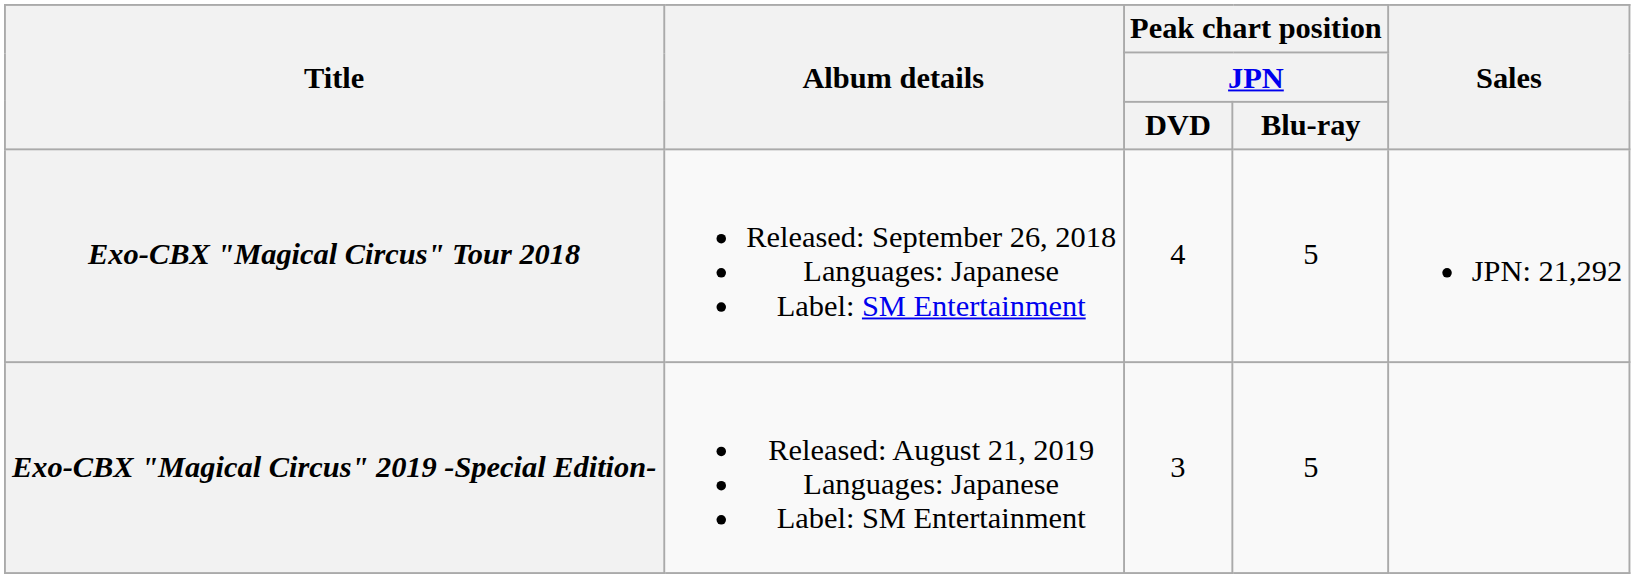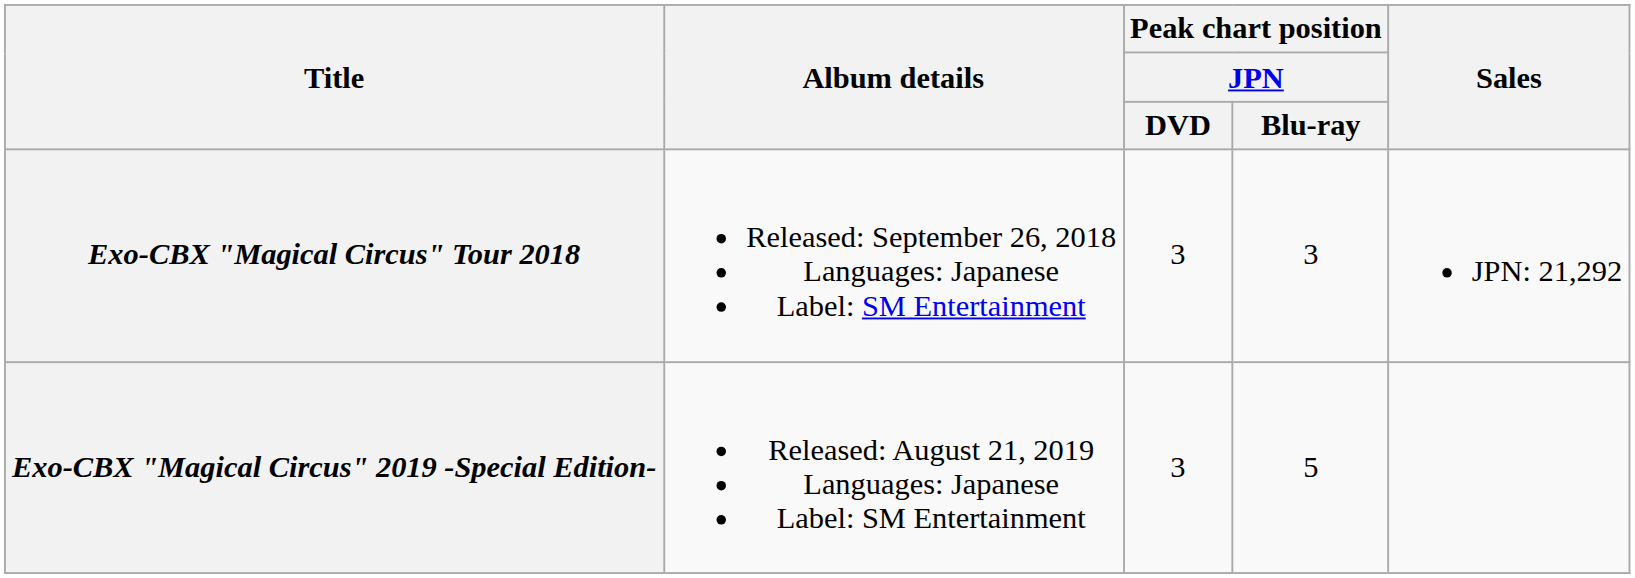(1178, 254) 4 -> (1178, 254) 3
(1311, 254) 5 -> (1311, 254) 3
